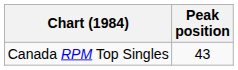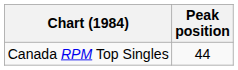(203, 53) 43 -> (203, 53) 44
